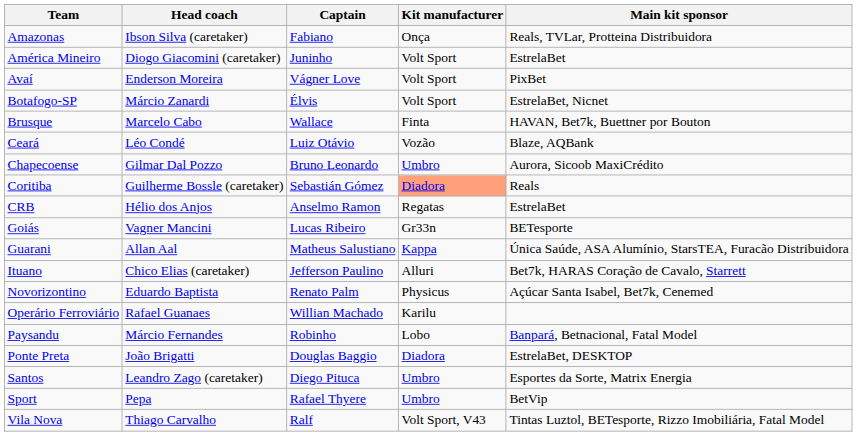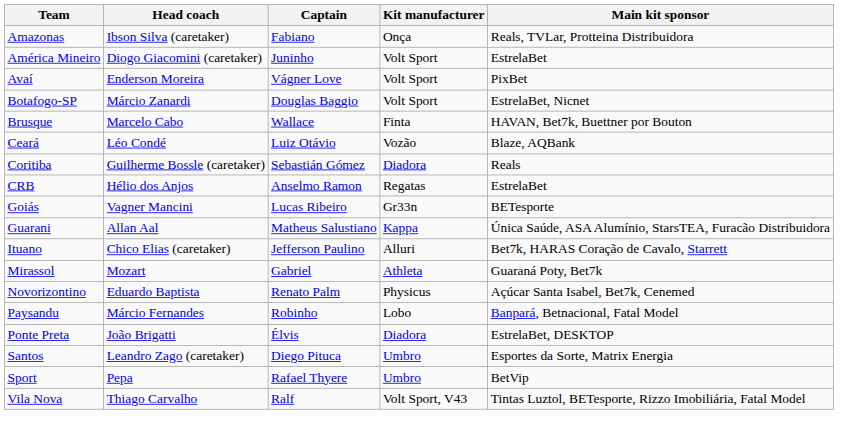(304, 100) Élvis -> (315, 100) Douglas Baggio
- row: (43, 164)
(423, 185) lightsalmon background -> (405, 164) no background
+ row: (31, 270)
- row: (63, 313)
(333, 356) Douglas Baggio -> (285, 334) Élvis
